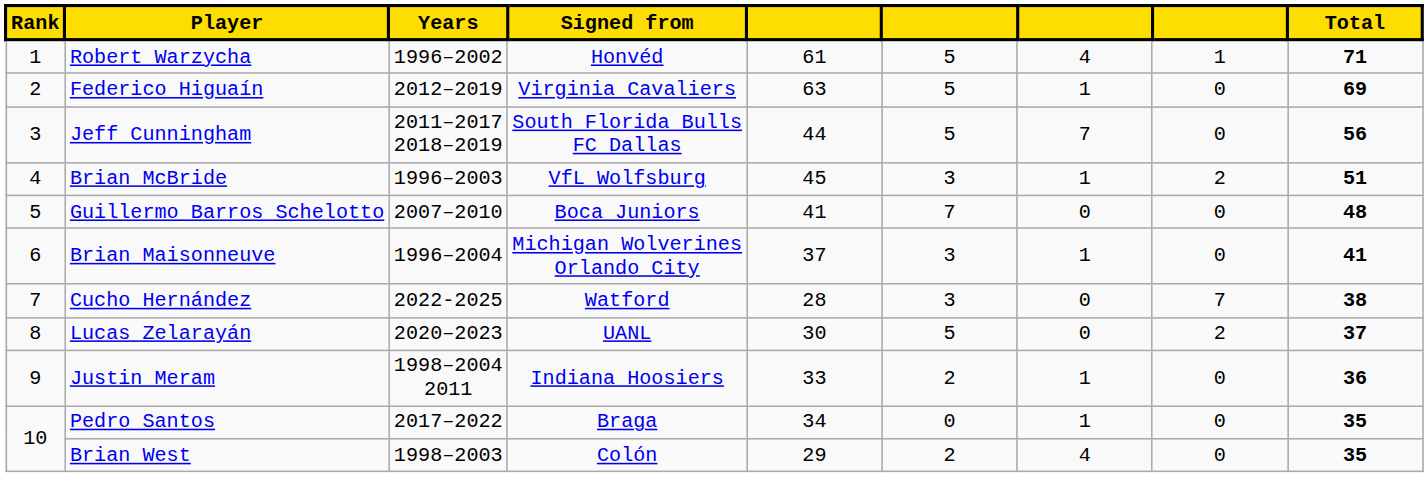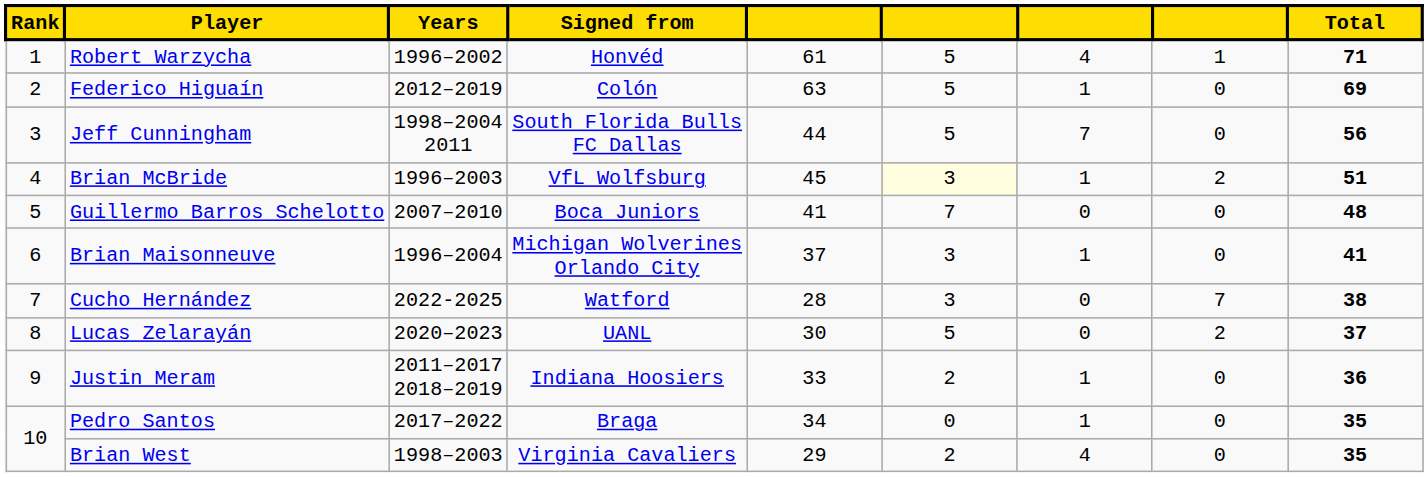(627, 90) Virginia Cavaliers -> (627, 90) Colón
(448, 134) 2011–2017 2018–2019 -> (448, 134) 1998–2004 2011
(950, 179) no background -> (950, 179) lightyellow background
(448, 378) 1998–2004 2011 -> (448, 378) 2011–2017 2018–2019
(627, 455) Colón -> (627, 455) Virginia Cavaliers
